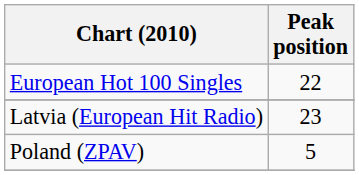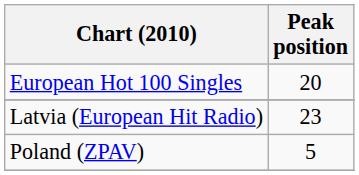(311, 81) 22 -> (311, 81) 20
